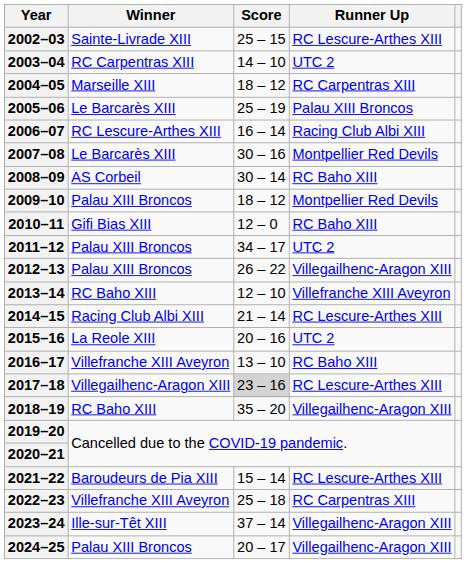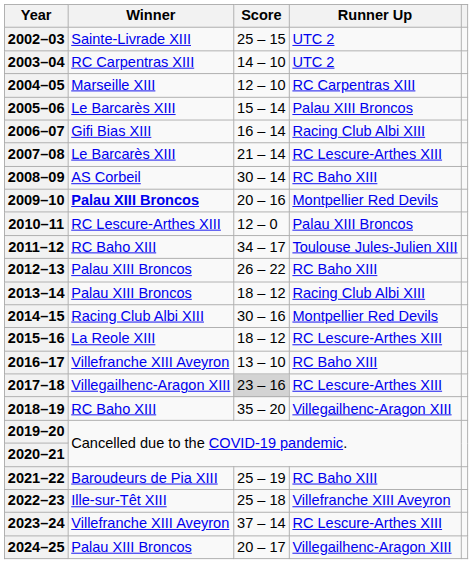(367, 39) RC Lescure-Arthes XIII -> (313, 39) UTC 2
(261, 85) 18 – 12 -> (261, 85) 12 – 10
(261, 108) 25 – 19 -> (261, 108) 15 – 14
(146, 131) RC Lescure-Arthes XIII -> (111, 131) Gifi Bias XIII
(261, 154) 30 – 16 -> (261, 154) 21 – 14
(365, 154) Montpellier Red Devils -> (367, 154) RC Lescure-Arthes XIII
(132, 200) normal -> (135, 200) bold
(261, 200) 18 – 12 -> (261, 200) 20 – 16
(111, 223) Gifi Bias XIII -> (146, 223) RC Lescure-Arthes XIII
(335, 223) RC Baho XIII -> (353, 223) Palau XIII Broncos
(132, 246) Palau XIII Broncos -> (114, 246) RC Baho XIII
(313, 246) UTC 2 -> (375, 246) Toulouse Jules-Julien XIII
(372, 270) Villegailhenc-Aragon XIII -> (335, 270) RC Baho XIII
(114, 293) RC Baho XIII -> (132, 293) Palau XIII Broncos
(261, 293) 12 – 10 -> (261, 293) 18 – 12
(371, 293) Villefranche XIII Aveyron -> (359, 293) Racing Club Albi XIII
(261, 316) 21 – 14 -> (261, 316) 30 – 16
(367, 316) RC Lescure-Arthes XIII -> (365, 316) Montpellier Red Devils
(261, 339) 20 – 16 -> (261, 339) 18 – 12
(313, 339) UTC 2 -> (367, 339) RC Lescure-Arthes XIII
(261, 477) 15 – 14 -> (261, 477) 25 – 19
(367, 477) RC Lescure-Arthes XIII -> (335, 477) RC Baho XIII
(150, 500) Villefranche XIII Aveyron -> (119, 500) Ille-sur-Têt XIII
(354, 500) RC Carpentras XIII -> (371, 500) Villefranche XIII Aveyron
(119, 524) Ille-sur-Têt XIII -> (150, 524) Villefranche XIII Aveyron
(372, 524) Villegailhenc-Aragon XIII -> (367, 524) RC Lescure-Arthes XIII
